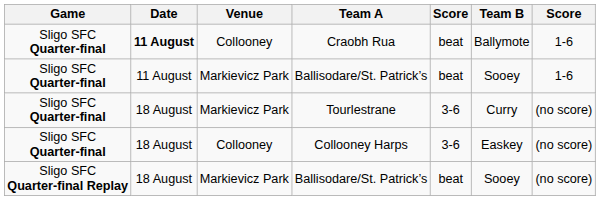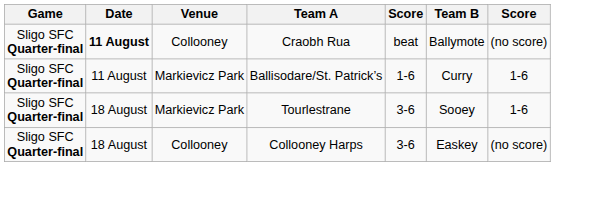(564, 41) 1-6 -> (519, 41) (no score)
(451, 75) beat -> (406, 75) 1-6
(502, 75) Sooey -> (457, 75) Curry
(502, 110) Curry -> (457, 110) Sooey
(564, 110) (no score) -> (519, 110) 1-6
- row: (68, 178)
